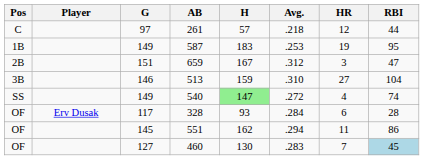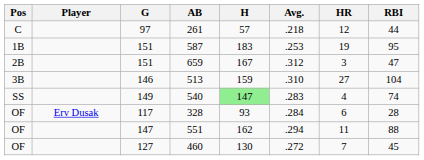(145, 46) 149 -> (145, 46) 151
(294, 96) .272 -> (294, 96) .283
(145, 130) 145 -> (145, 130) 147
(394, 130) 86 -> (394, 130) 88
(294, 146) .283 -> (294, 146) .272
(394, 146) lightblue background -> (394, 146) no background
